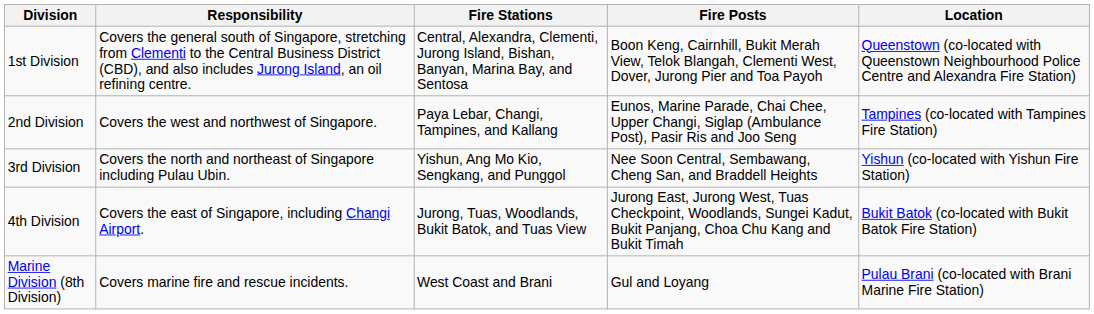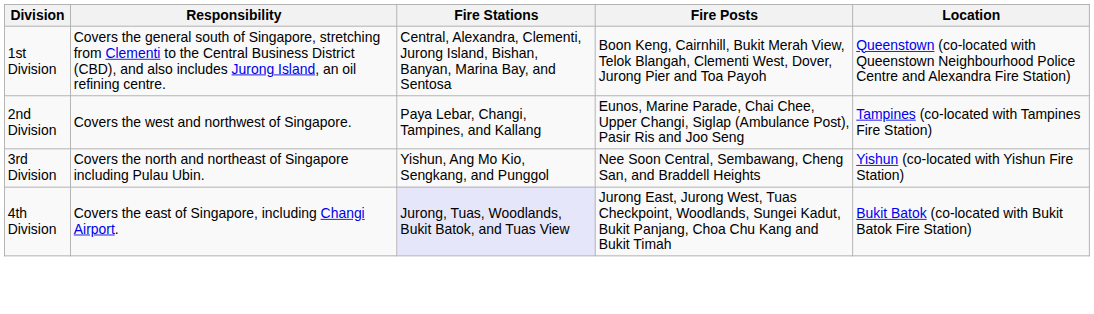(502, 221) no background -> (485, 221) lavender background
- row: (46, 282)
